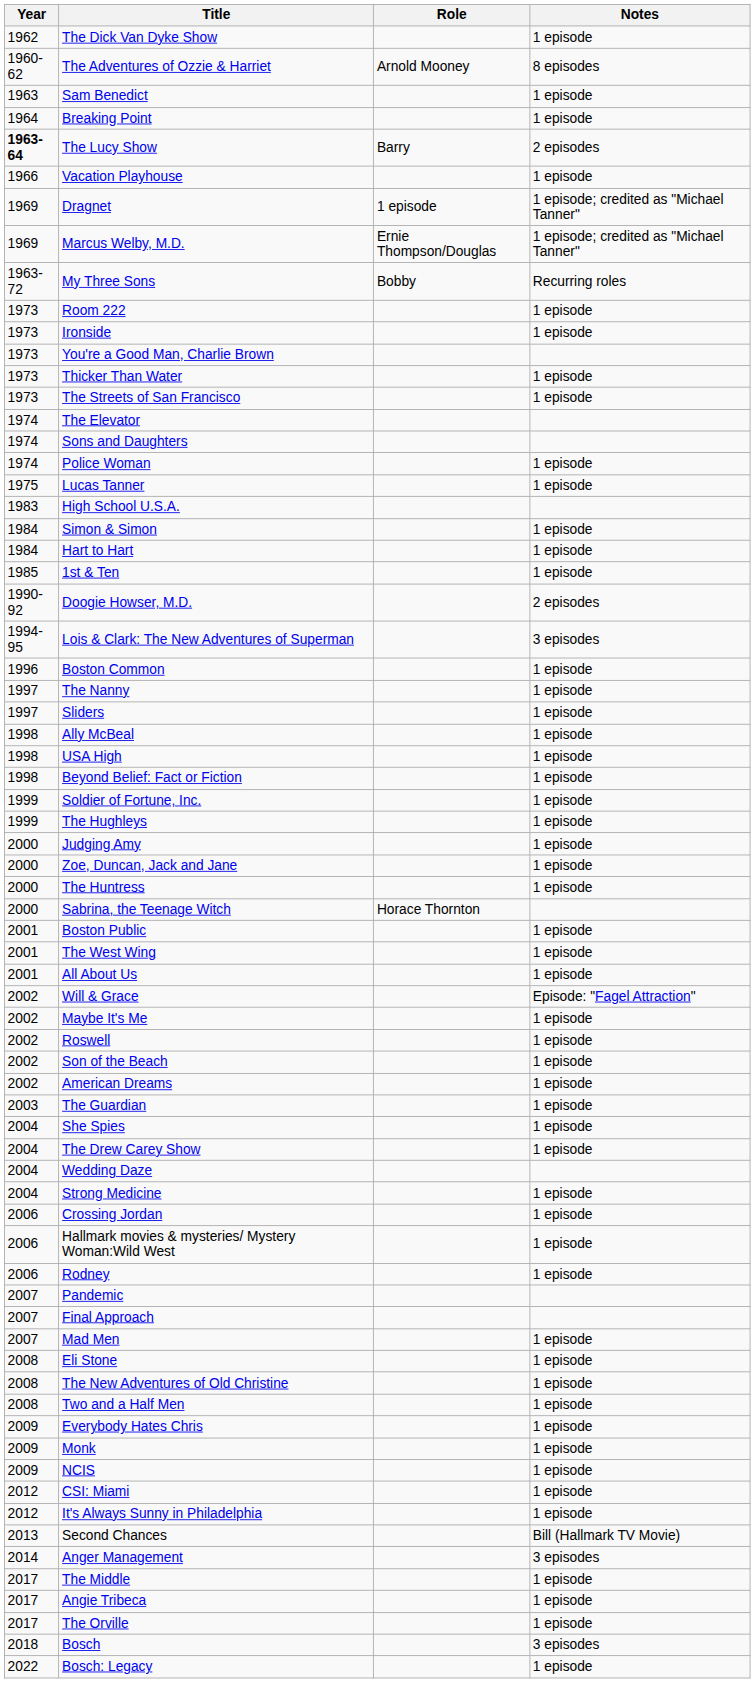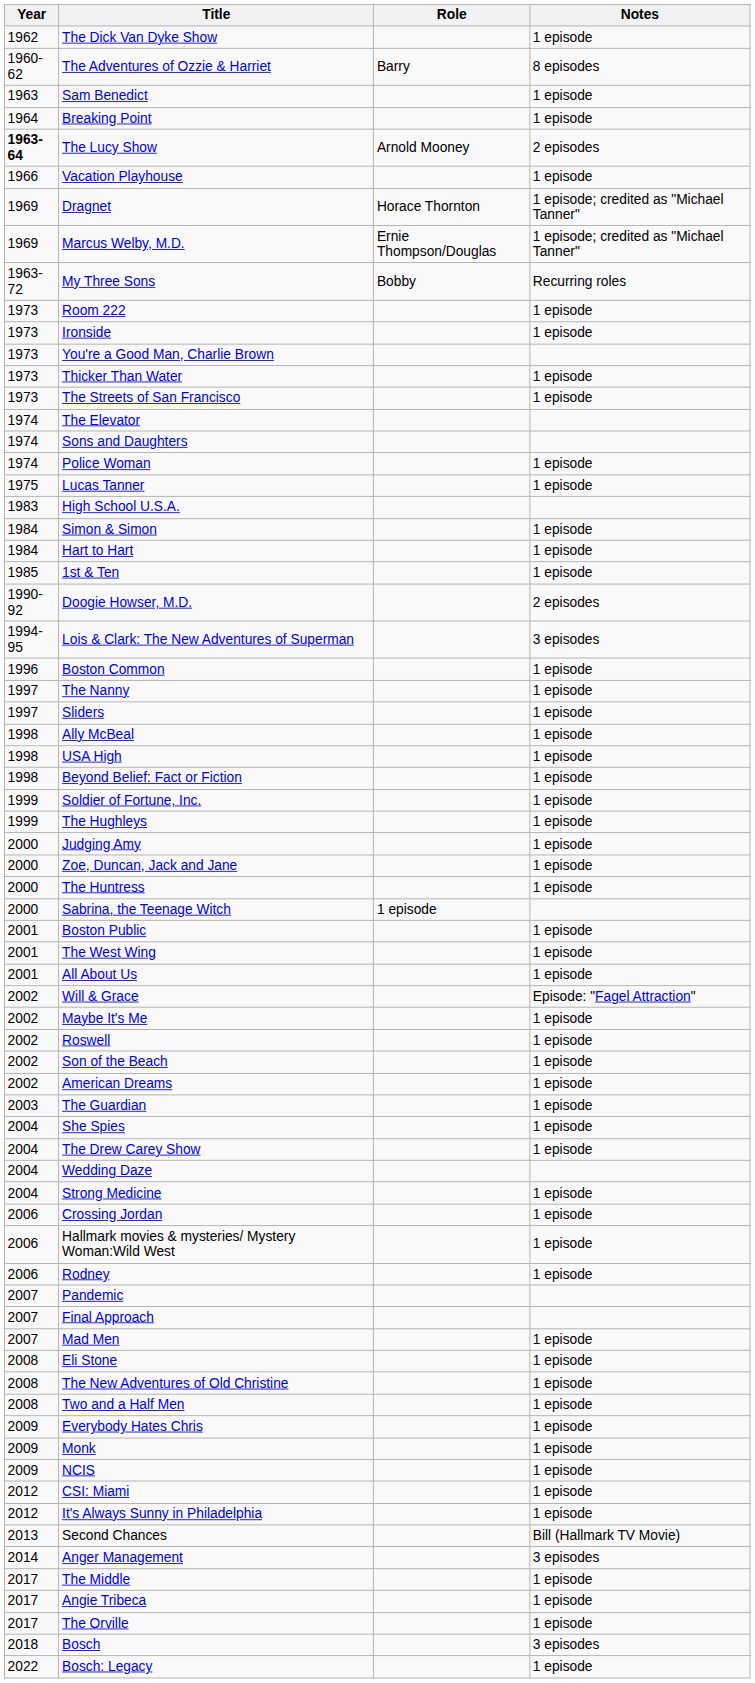(423, 66) Arnold Mooney -> (393, 66) Barry
(393, 147) Barry -> (423, 147) Arnold Mooney
(407, 206) 1 episode -> (428, 206) Horace Thornton
(428, 909) Horace Thornton -> (407, 909) 1 episode
